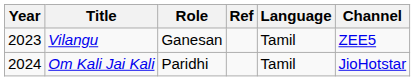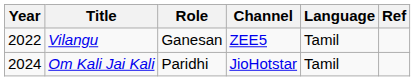columns swapped: (372, 16) <-> (241, 16)
(25, 40) 2023 -> (25, 40) 2022
